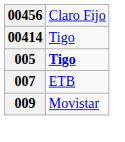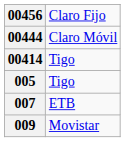+ row: (25, 37)
(62, 59) bold -> (62, 81) normal
